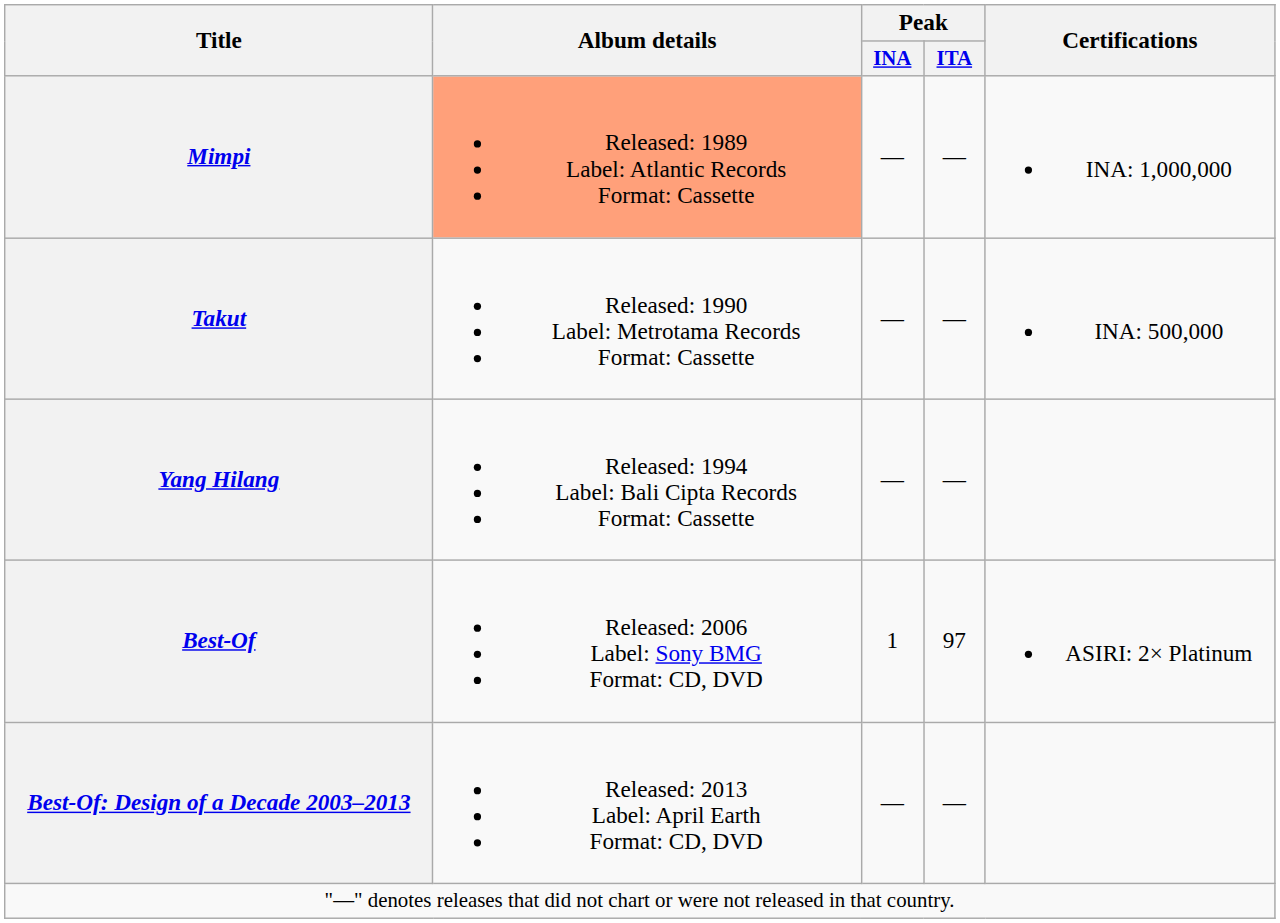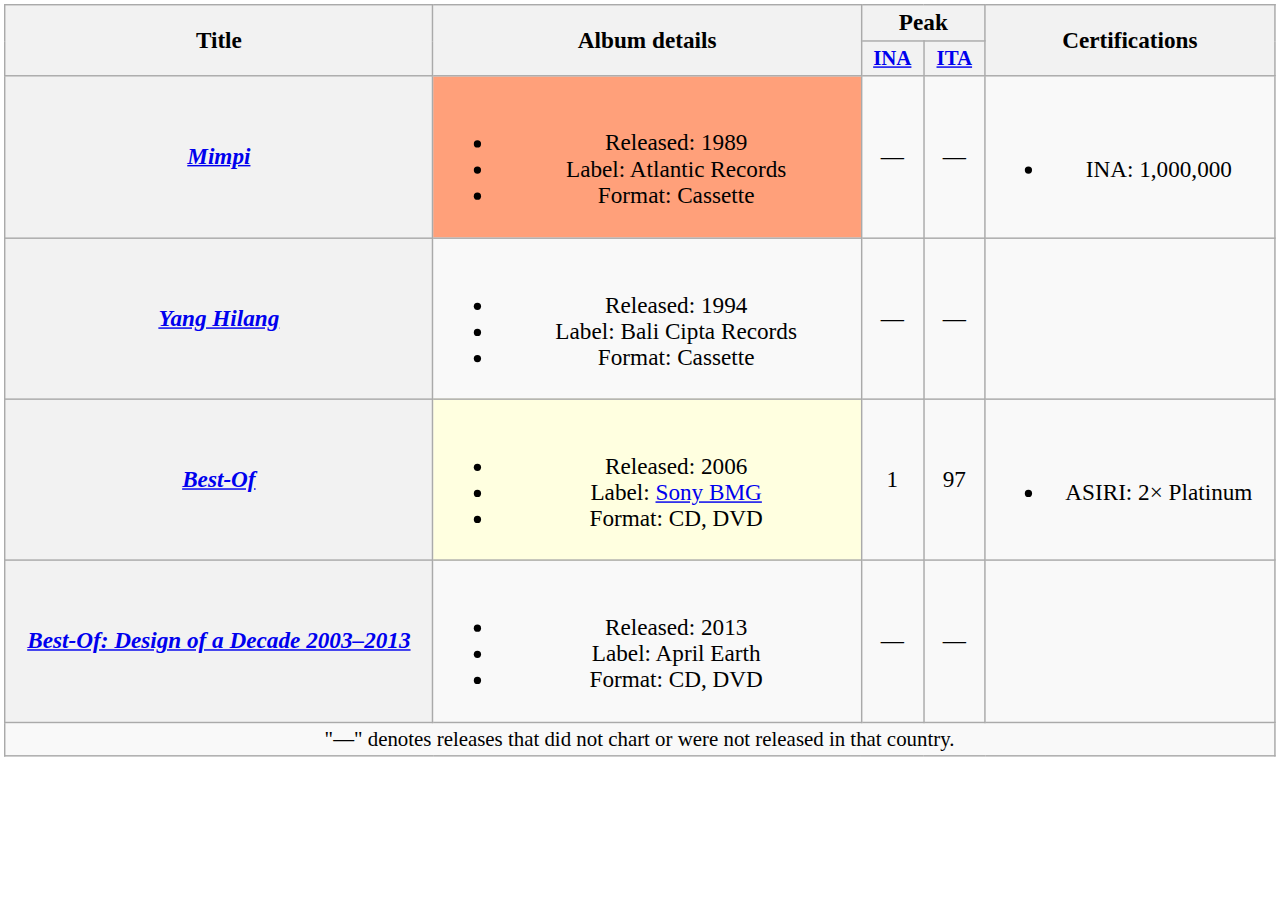- row: (219, 317)
(647, 654) no background -> (647, 493) lightyellow background
